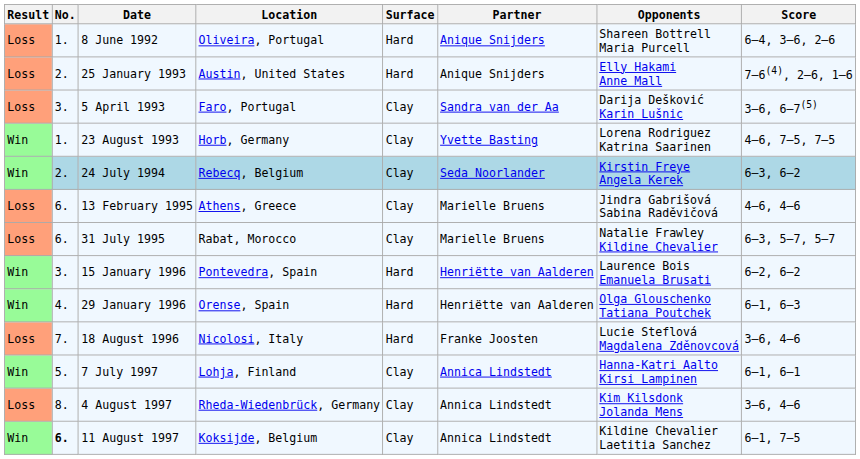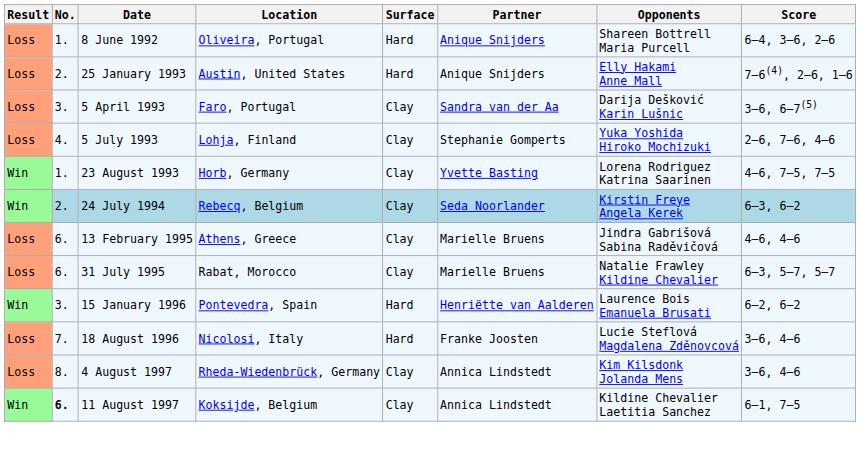+ row: (120, 139)
- row: (134, 305)
- row: (120, 371)
